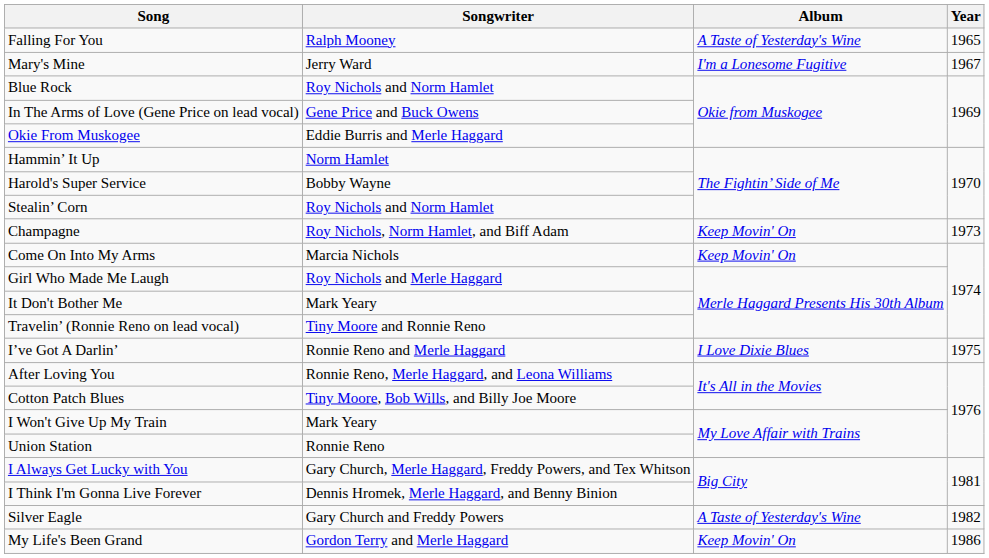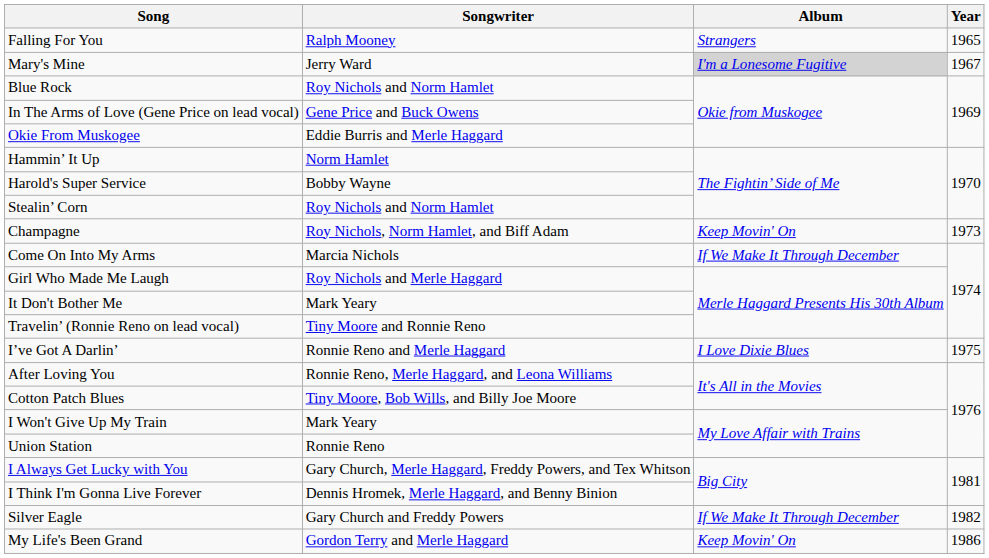(779, 40) A Taste of Yesterday's Wine -> (727, 40) Strangers
(772, 64) no background -> (772, 64) lightgrey background
(747, 254) Keep Movin' On -> (798, 254) If We Make It Through December
(779, 517) A Taste of Yesterday's Wine -> (798, 517) If We Make It Through December
